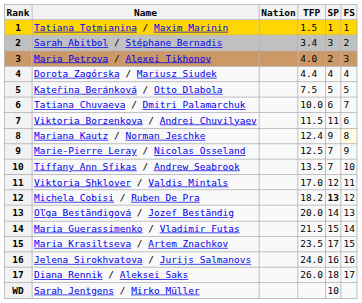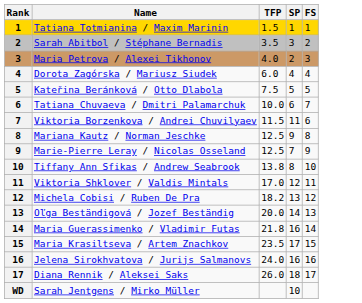- column: (279, 12)
(309, 43) 3.4 -> (270, 43) 3.5
(309, 74) 4.4 -> (270, 74) 6.0
(312, 136) 12.4 -> (273, 136) 12.5
(346, 136) lightyellow background -> (308, 136) no background
(312, 167) 13.5 -> (273, 167) 13.8
(330, 167) 7 -> (292, 167) 8
(333, 198) bold -> (294, 198) normal
(312, 229) 21.5 -> (273, 229) 21.8
(333, 229) 15 -> (294, 229) 16
